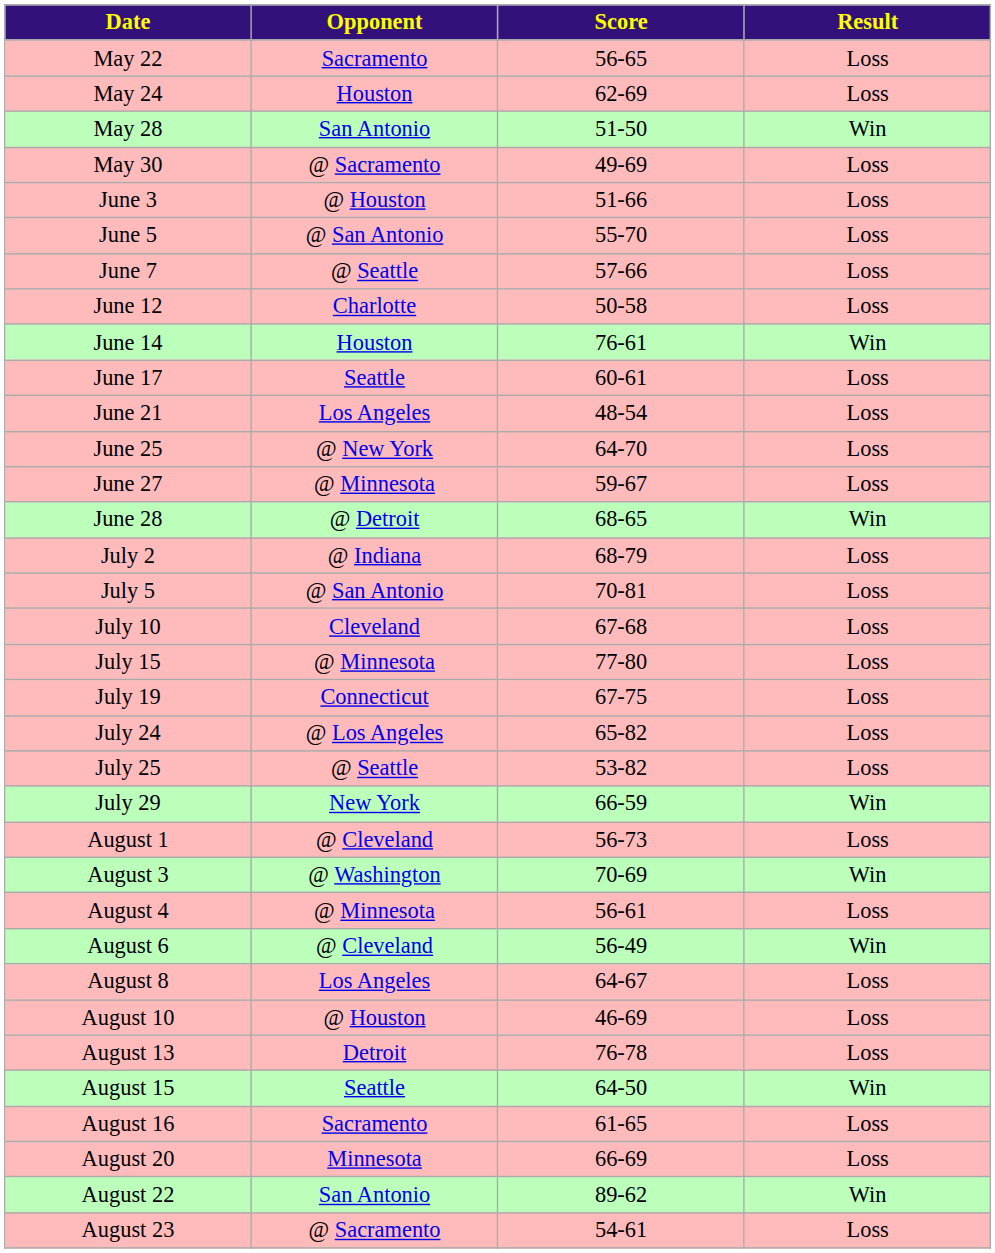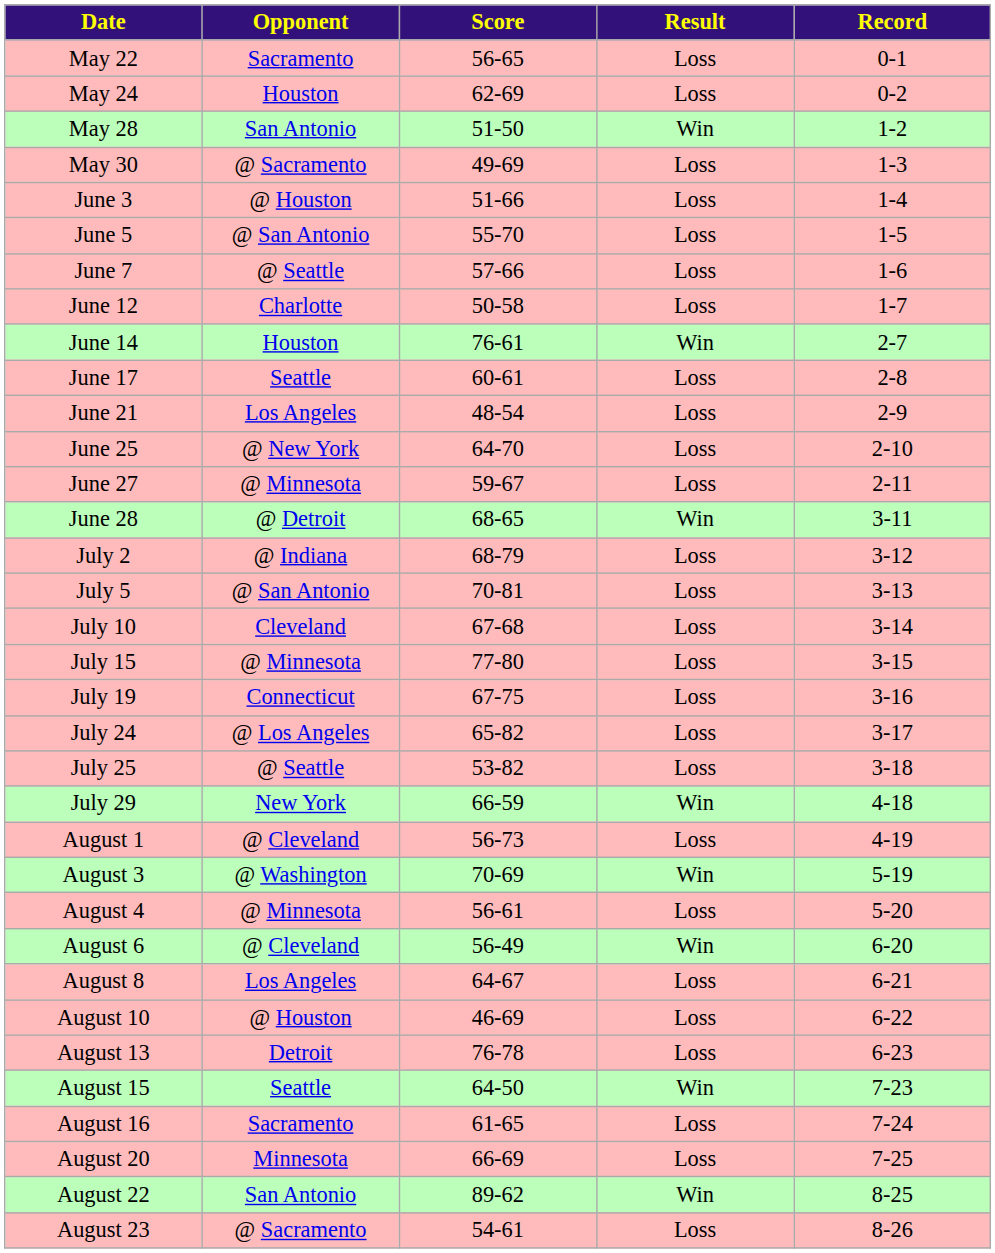+ column: (892, 22)
